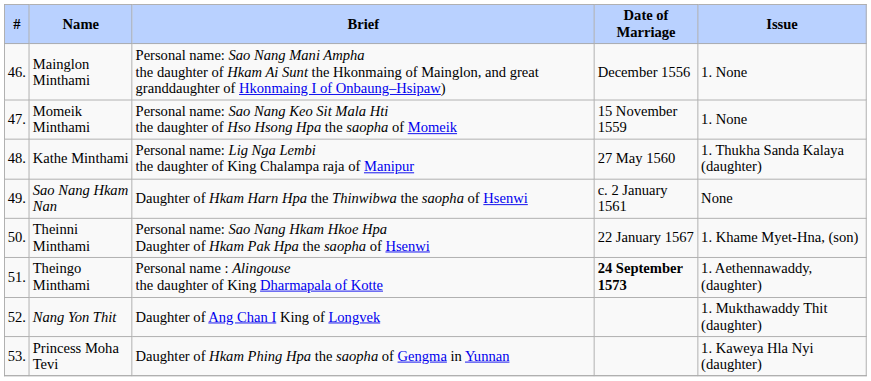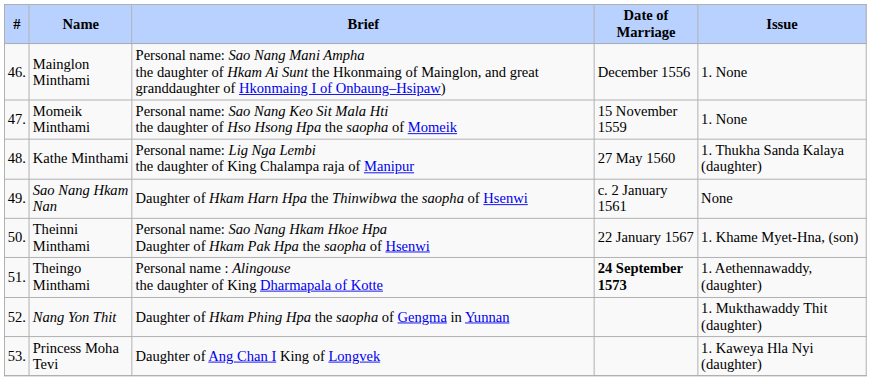(258, 316) Daughter of Ang Chan I King of Longvek -> (323, 316) Daughter of Hkam Phing Hpa the saopha of Gengma in Yunnan
(323, 356) Daughter of Hkam Phing Hpa the saopha of Gengma in Yunnan -> (258, 356) Daughter of Ang Chan I King of Longvek
